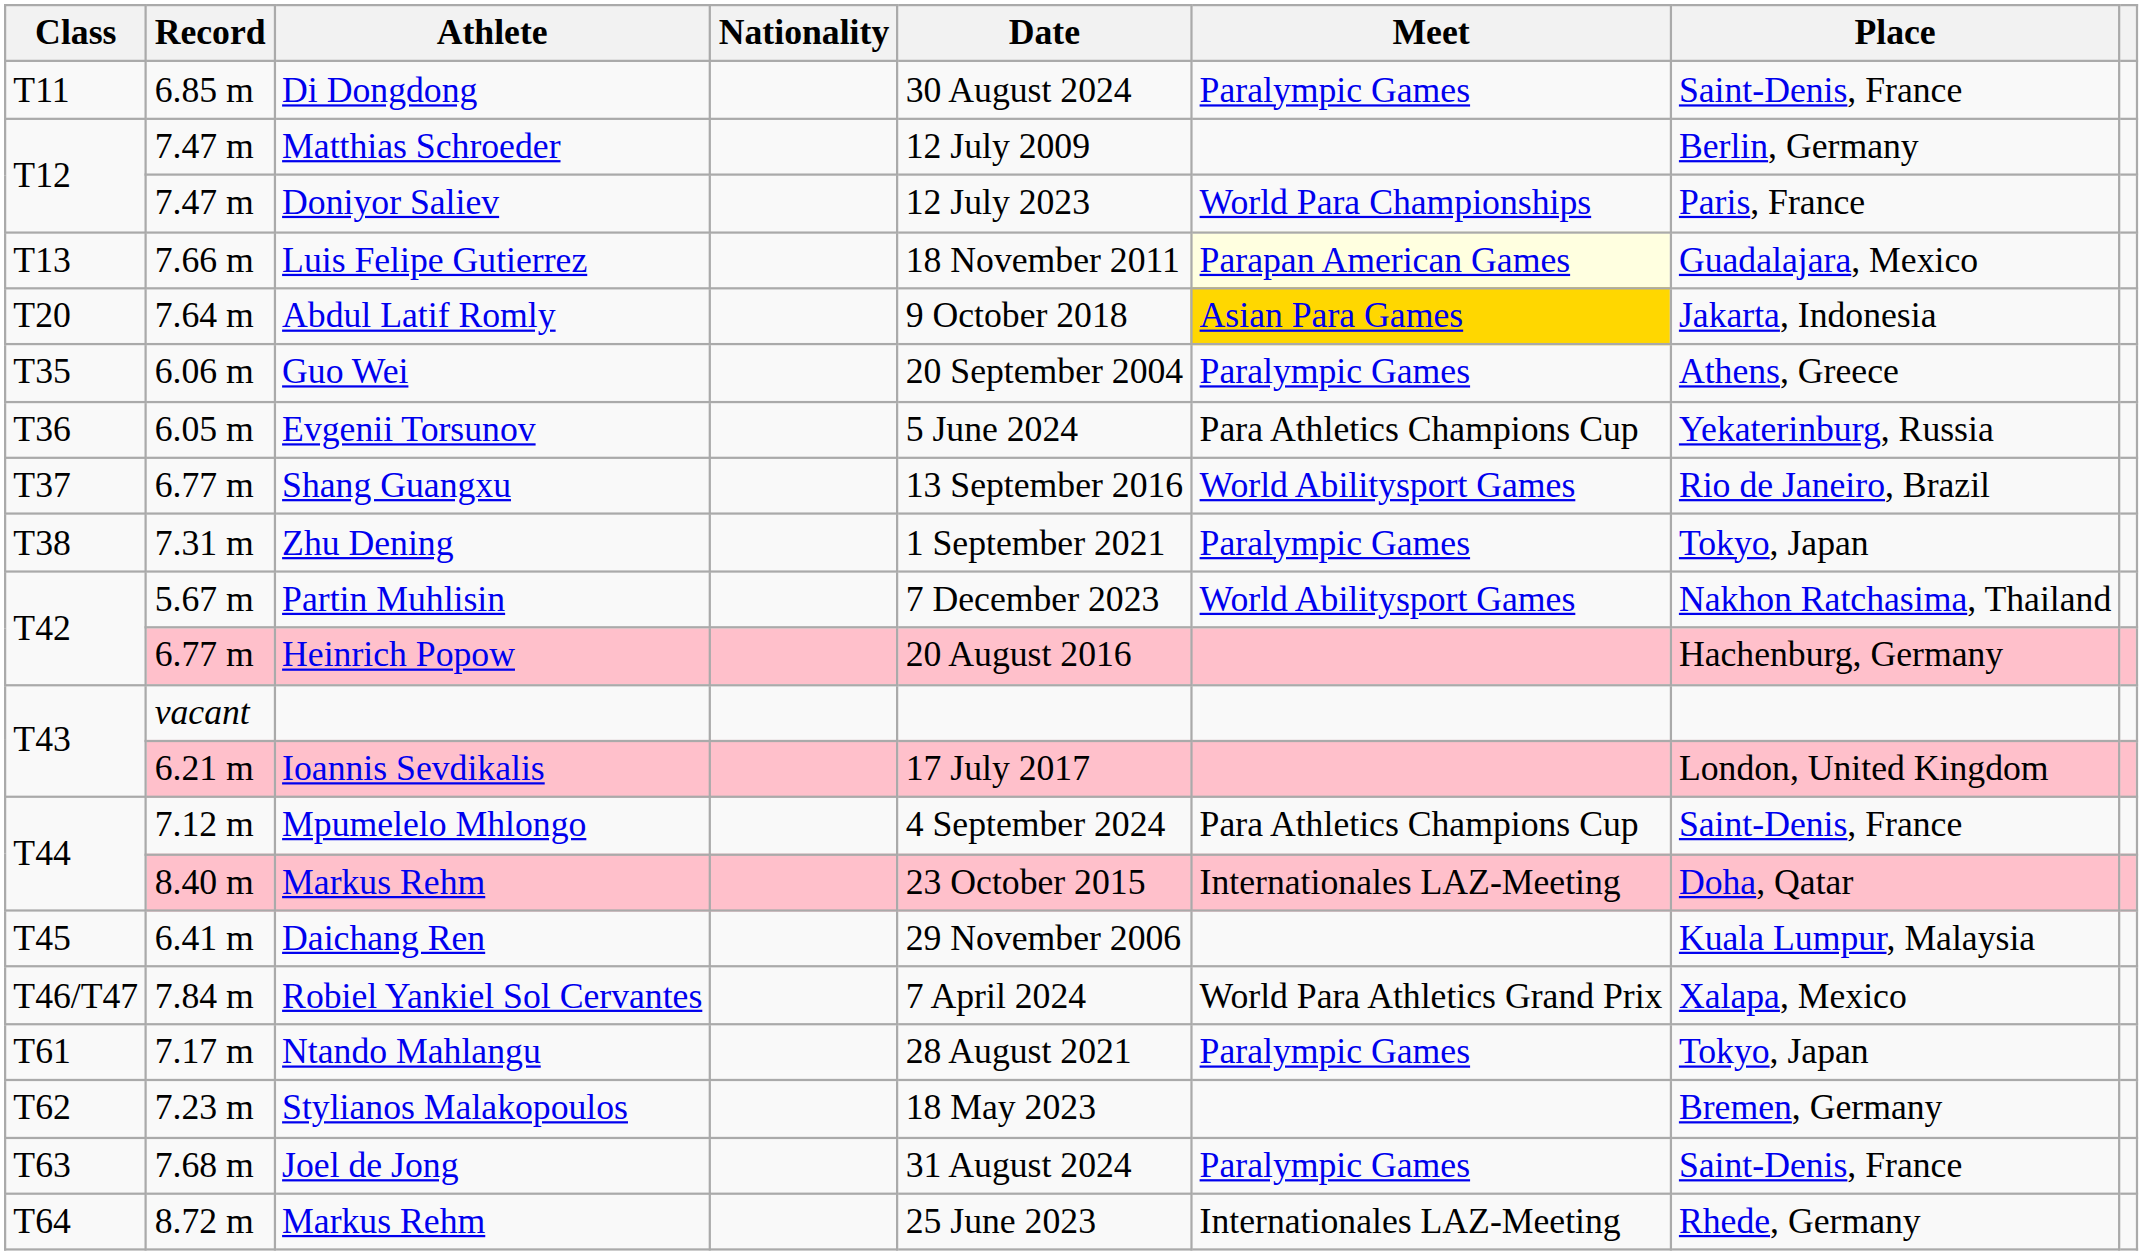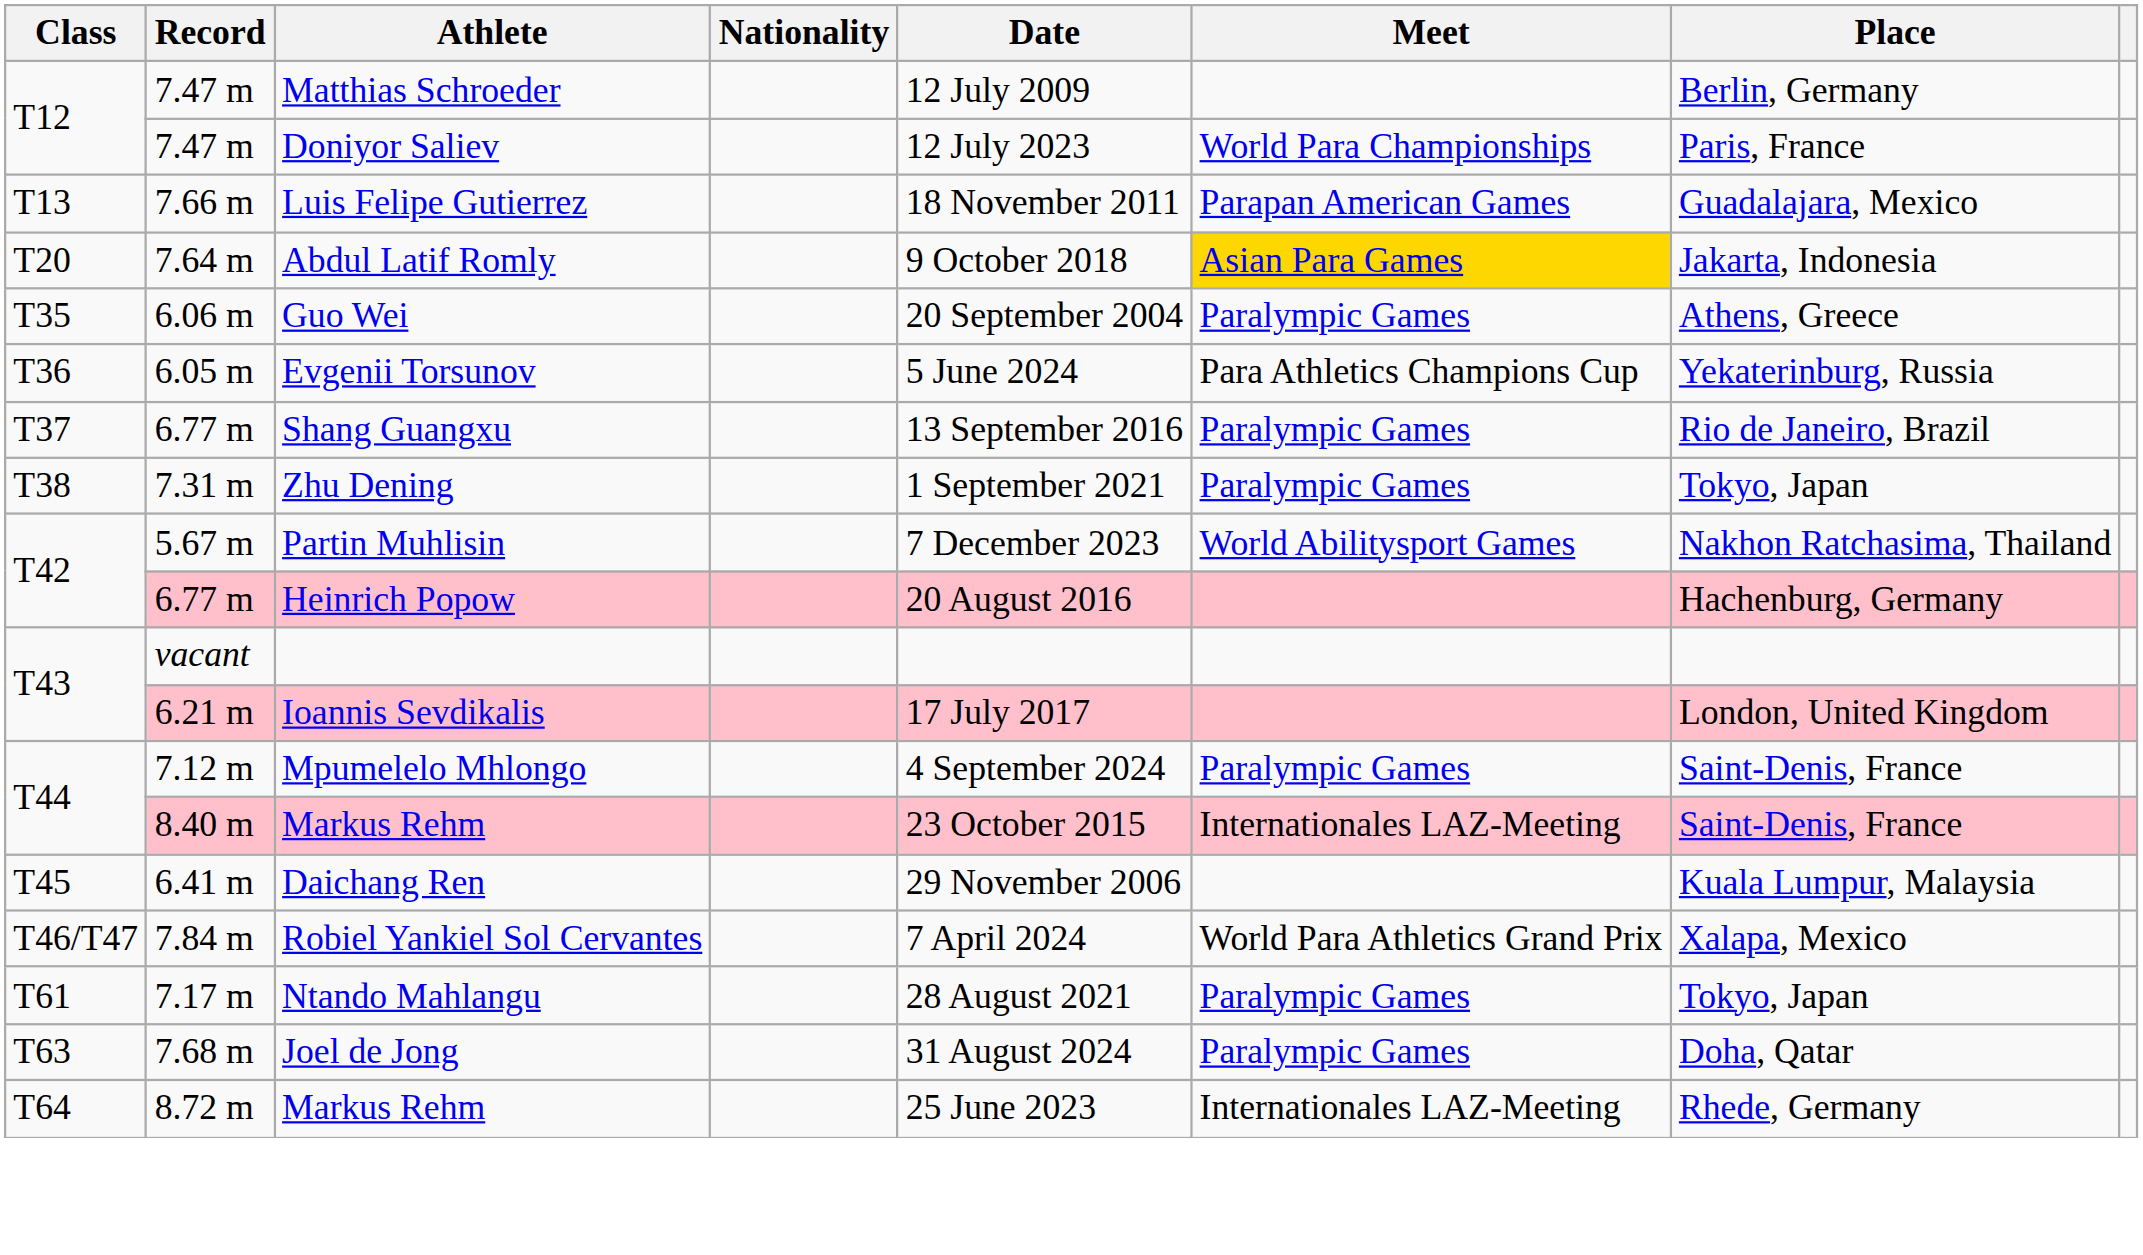- row: (204, 89)
(1385, 259) lightyellow background -> (1385, 202) no background
(1387, 485) World Abilitysport Games -> (1335, 428) Paralympic Games
(1419, 825) Para Athletics Champions Cup -> (1335, 768) Paralympic Games
(1766, 881) Doha, Qatar -> (1821, 825) Saint-Denis, France
- row: (204, 1107)
(1821, 1164) Saint-Denis, France -> (1766, 1051) Doha, Qatar
